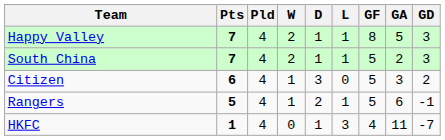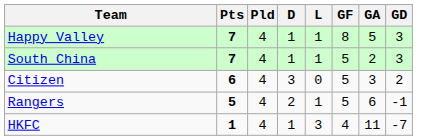- column: (291, 15)
